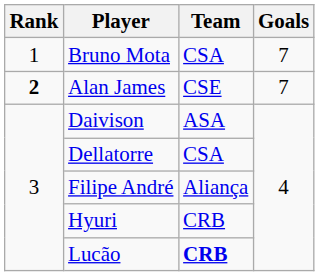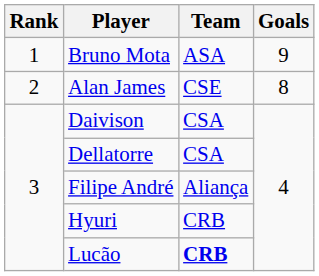(204, 54) CSA -> (204, 54) ASA
(284, 54) 7 -> (284, 54) 9
(34, 87) bold -> (34, 87) normal
(284, 87) 7 -> (284, 87) 8
(204, 120) ASA -> (204, 120) CSA
